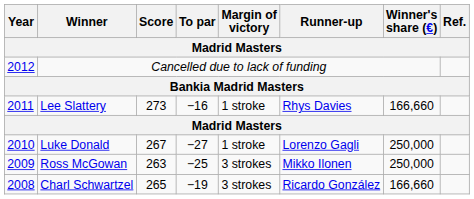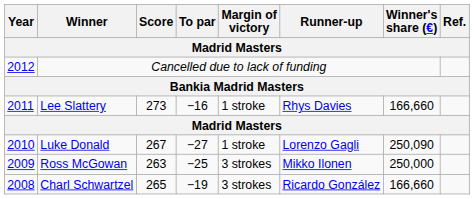(412, 145) 250,000 -> (412, 145) 250,090
